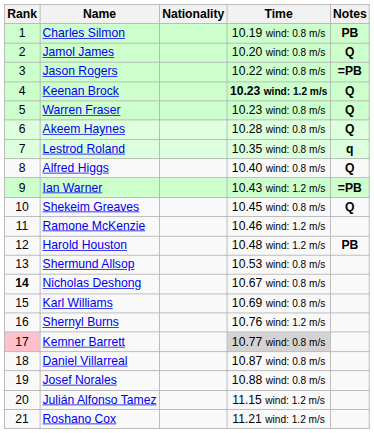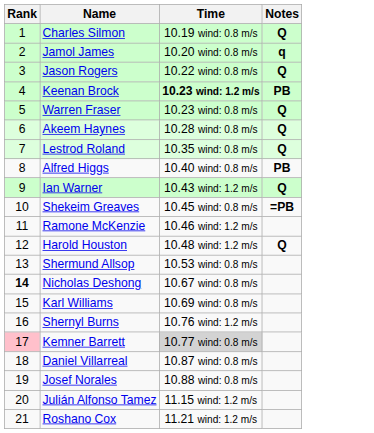- column: (193, 14)
(350, 33) PB -> (282, 33) Q
(350, 52) Q -> (282, 52) q
(350, 71) =PB -> (282, 71) Q
(350, 91) Q -> (282, 91) PB
(350, 149) q -> (282, 149) Q
(350, 168) Q -> (282, 168) PB
(350, 187) =PB -> (282, 187) Q
(350, 206) Q -> (282, 206) =PB
(350, 245) PB -> (282, 245) Q
